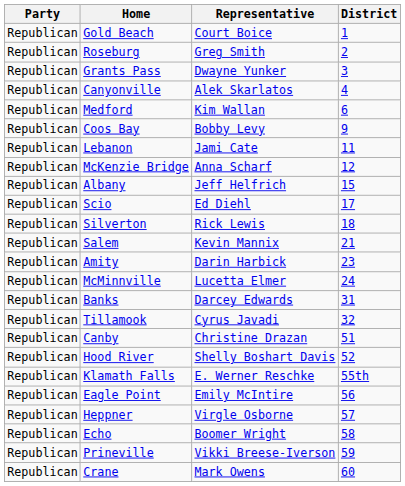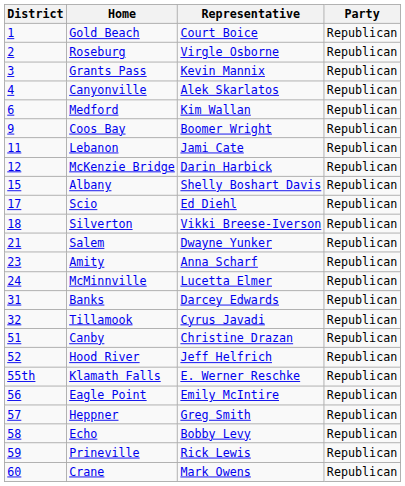columns swapped: (369, 14) <-> (42, 14)
(230, 52) Greg Smith -> (230, 52) Virgle Osborne
(240, 71) Dwayne Yunker -> (223, 71) Kevin Mannix
(230, 128) Bobby Levy -> (226, 128) Boomer Wright
(233, 167) Anna Scharf -> (226, 167) Darin Harbick
(240, 186) Jeff Helfrich -> (251, 186) Shelly Boshart Davis
(230, 224) Rick Lewis -> (251, 224) Vikki Breese-Iverson
(237, 243) Kevin Mannix -> (226, 243) Dwayne Yunker
(240, 262) Darin Harbick -> (219, 262) Anna Scharf
(265, 357) Shelly Boshart Davis -> (226, 357) Jeff Helfrich
(244, 414) Virgle Osborne -> (216, 414) Greg Smith
(240, 433) Boomer Wright -> (216, 433) Bobby Levy
(265, 453) Vikki Breese-Iverson -> (216, 453) Rick Lewis
